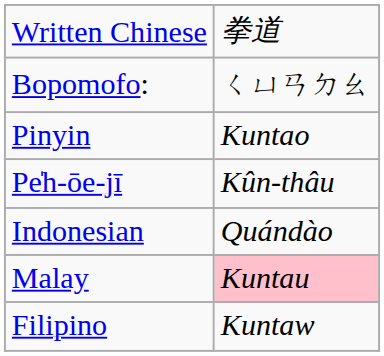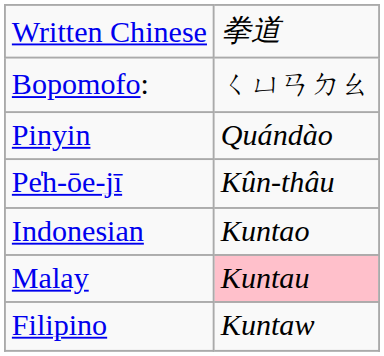(265, 135) Kuntao -> (277, 135) Quándào
(277, 230) Quándào -> (265, 230) Kuntao
